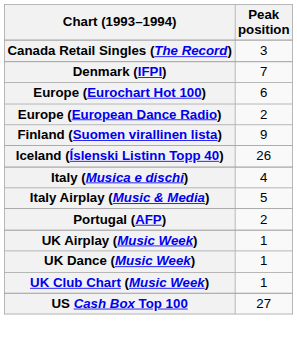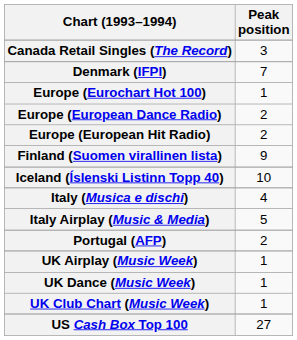(264, 93) 6 -> (264, 93) 1
+ row: (120, 135)
(264, 156) 26 -> (264, 177) 10
